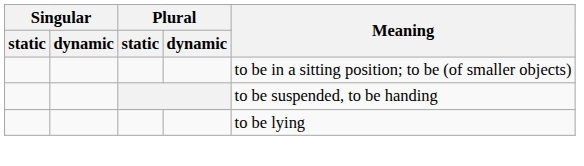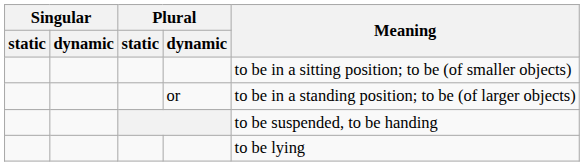+ row: (27, 96)
